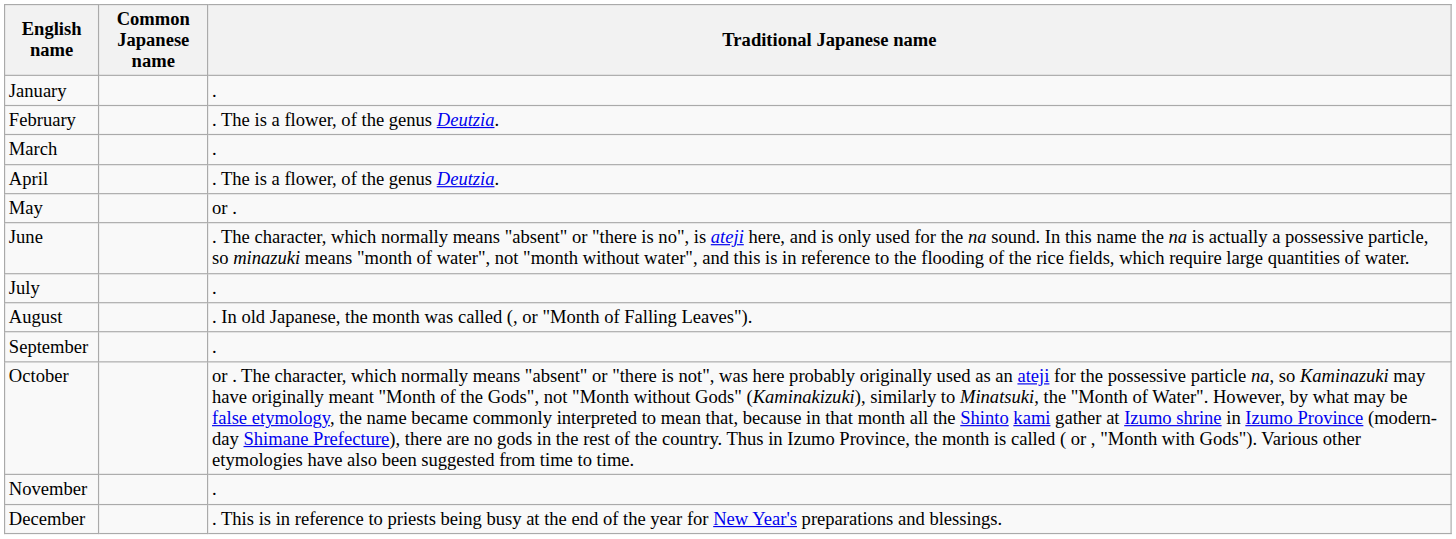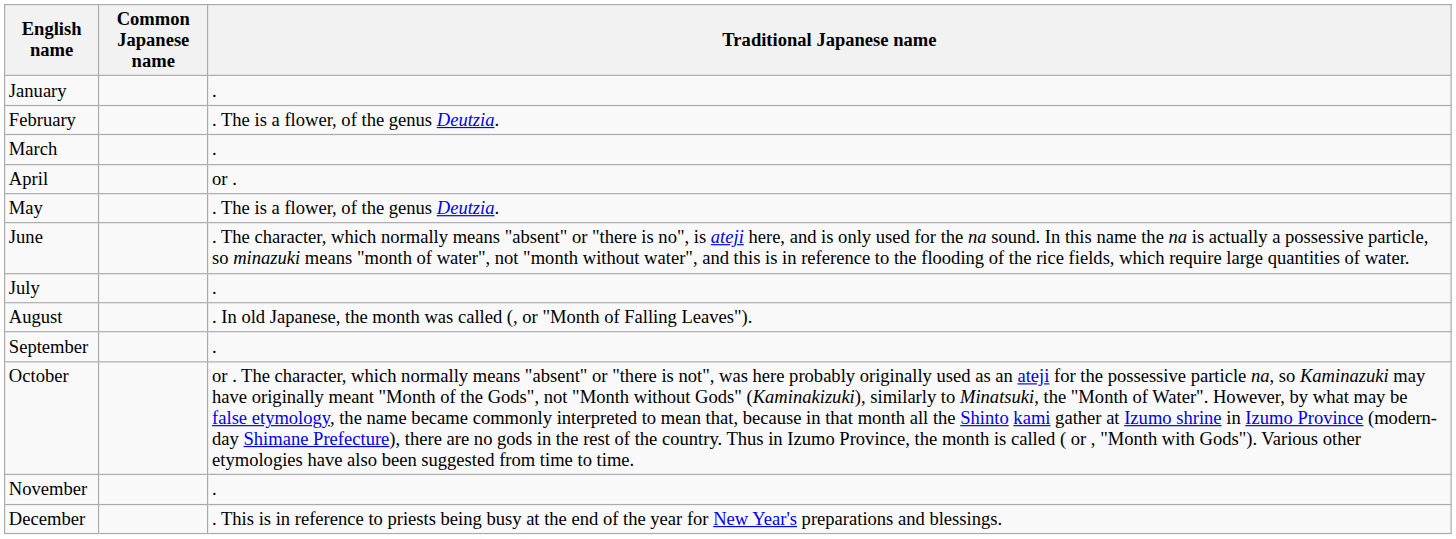(356, 178) . The is a flower, of the genus Deutzia. -> (224, 178) or .
(224, 208) or . -> (356, 208) . The is a flower, of the genus Deutzia.
